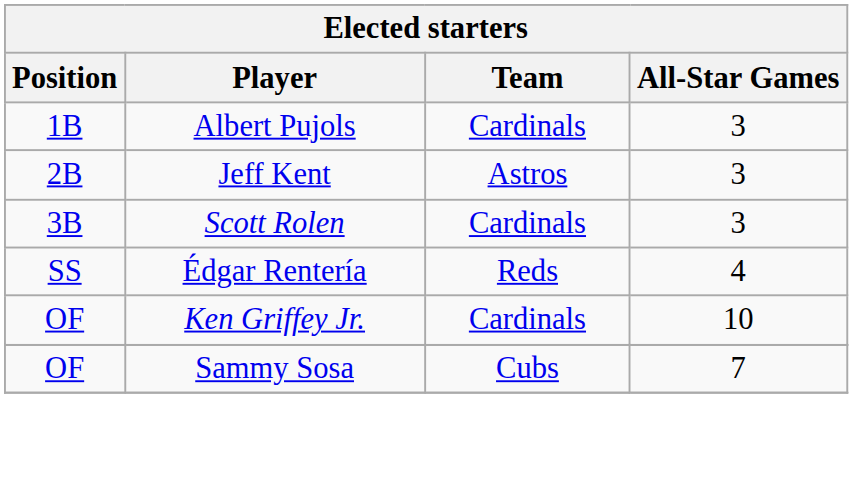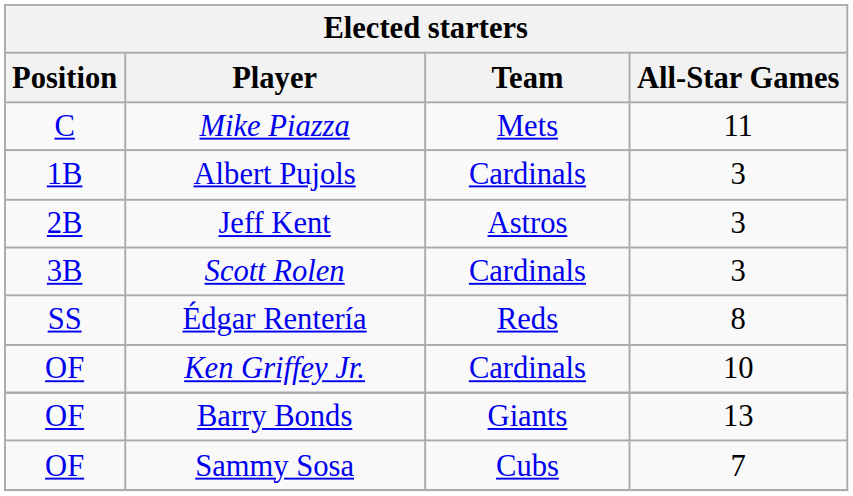+ row: (275, 125)
(738, 271) 4 -> (738, 319) 8
+ row: (275, 416)
